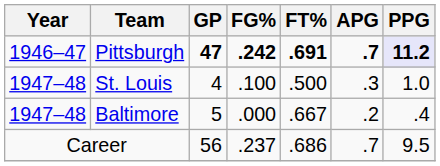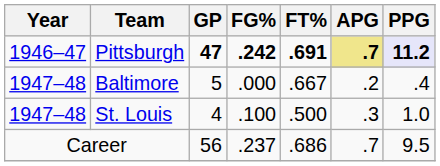(371, 52) no background -> (371, 52) khaki background
rows swapped: (134, 83) <-> (137, 114)
